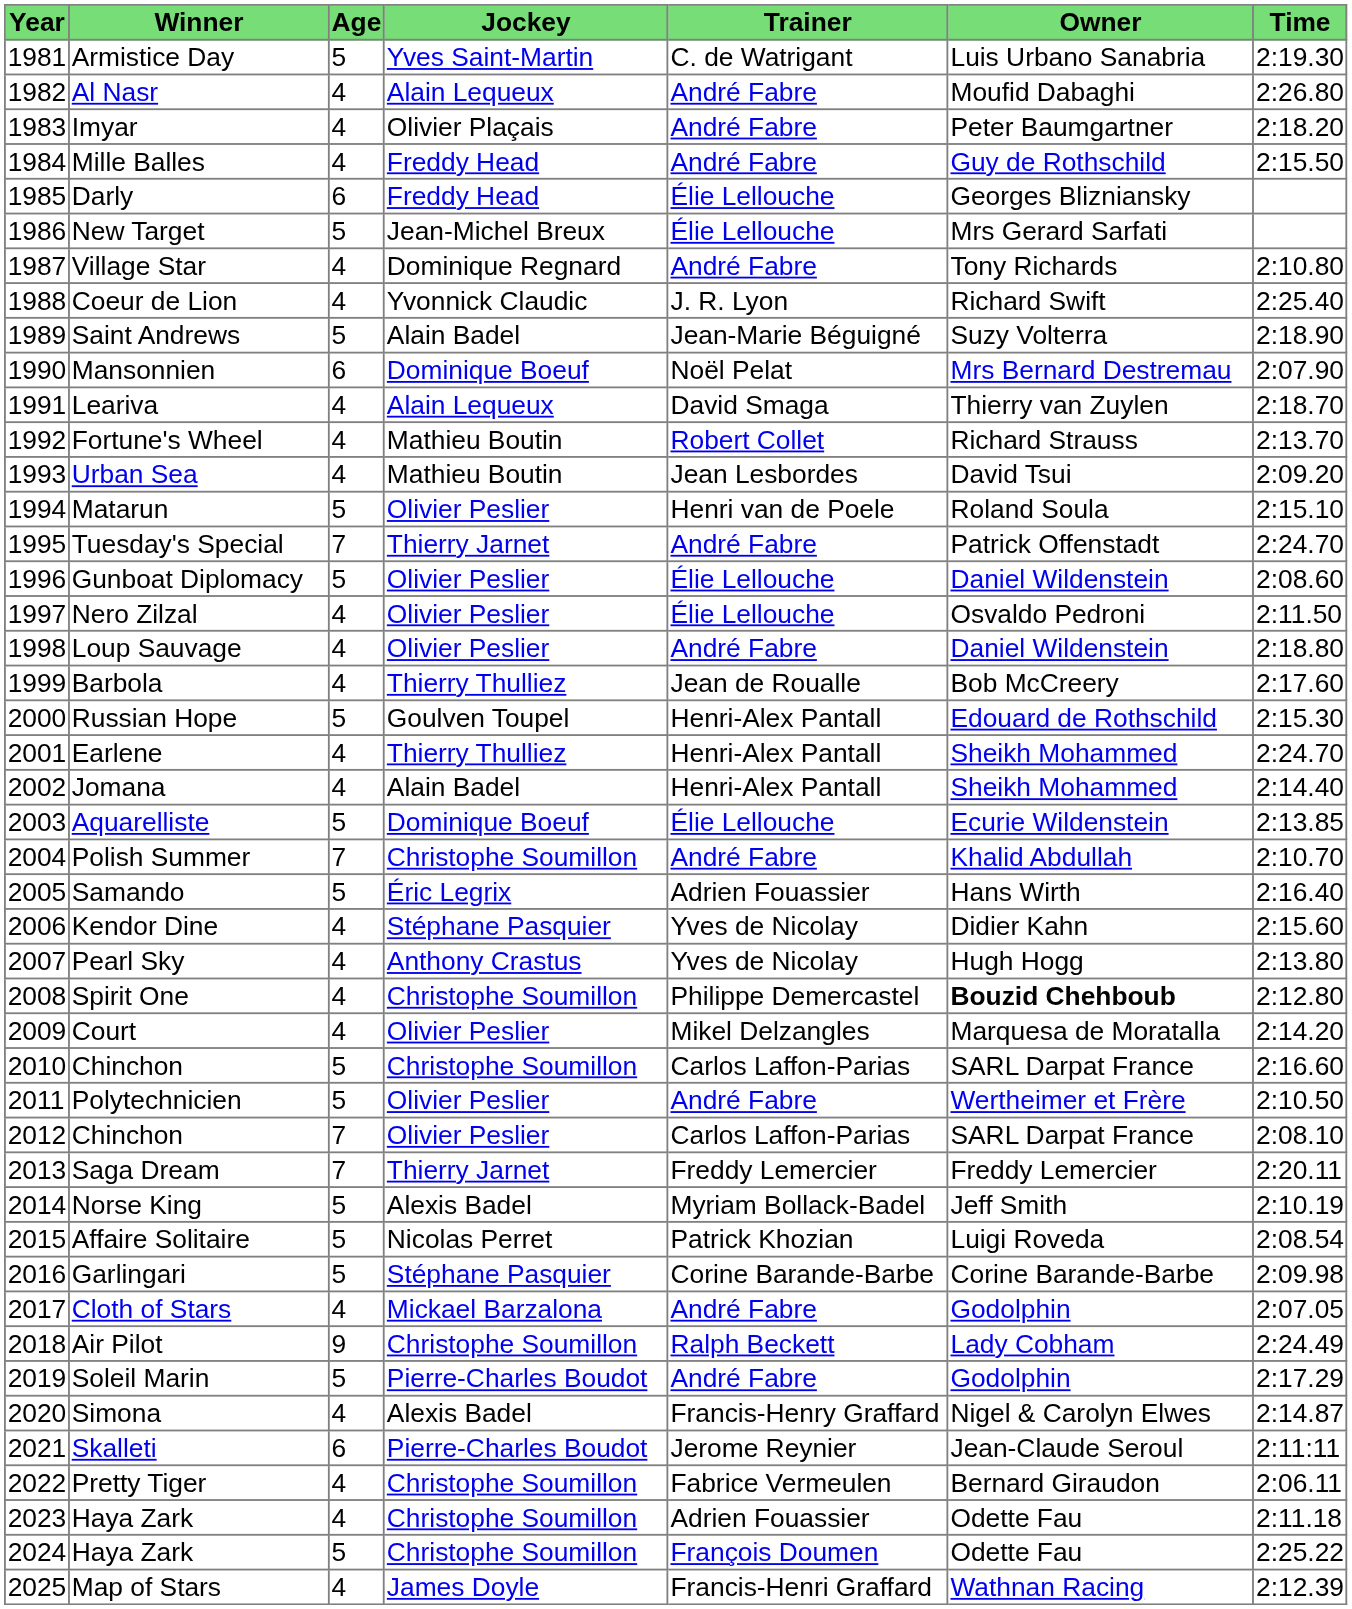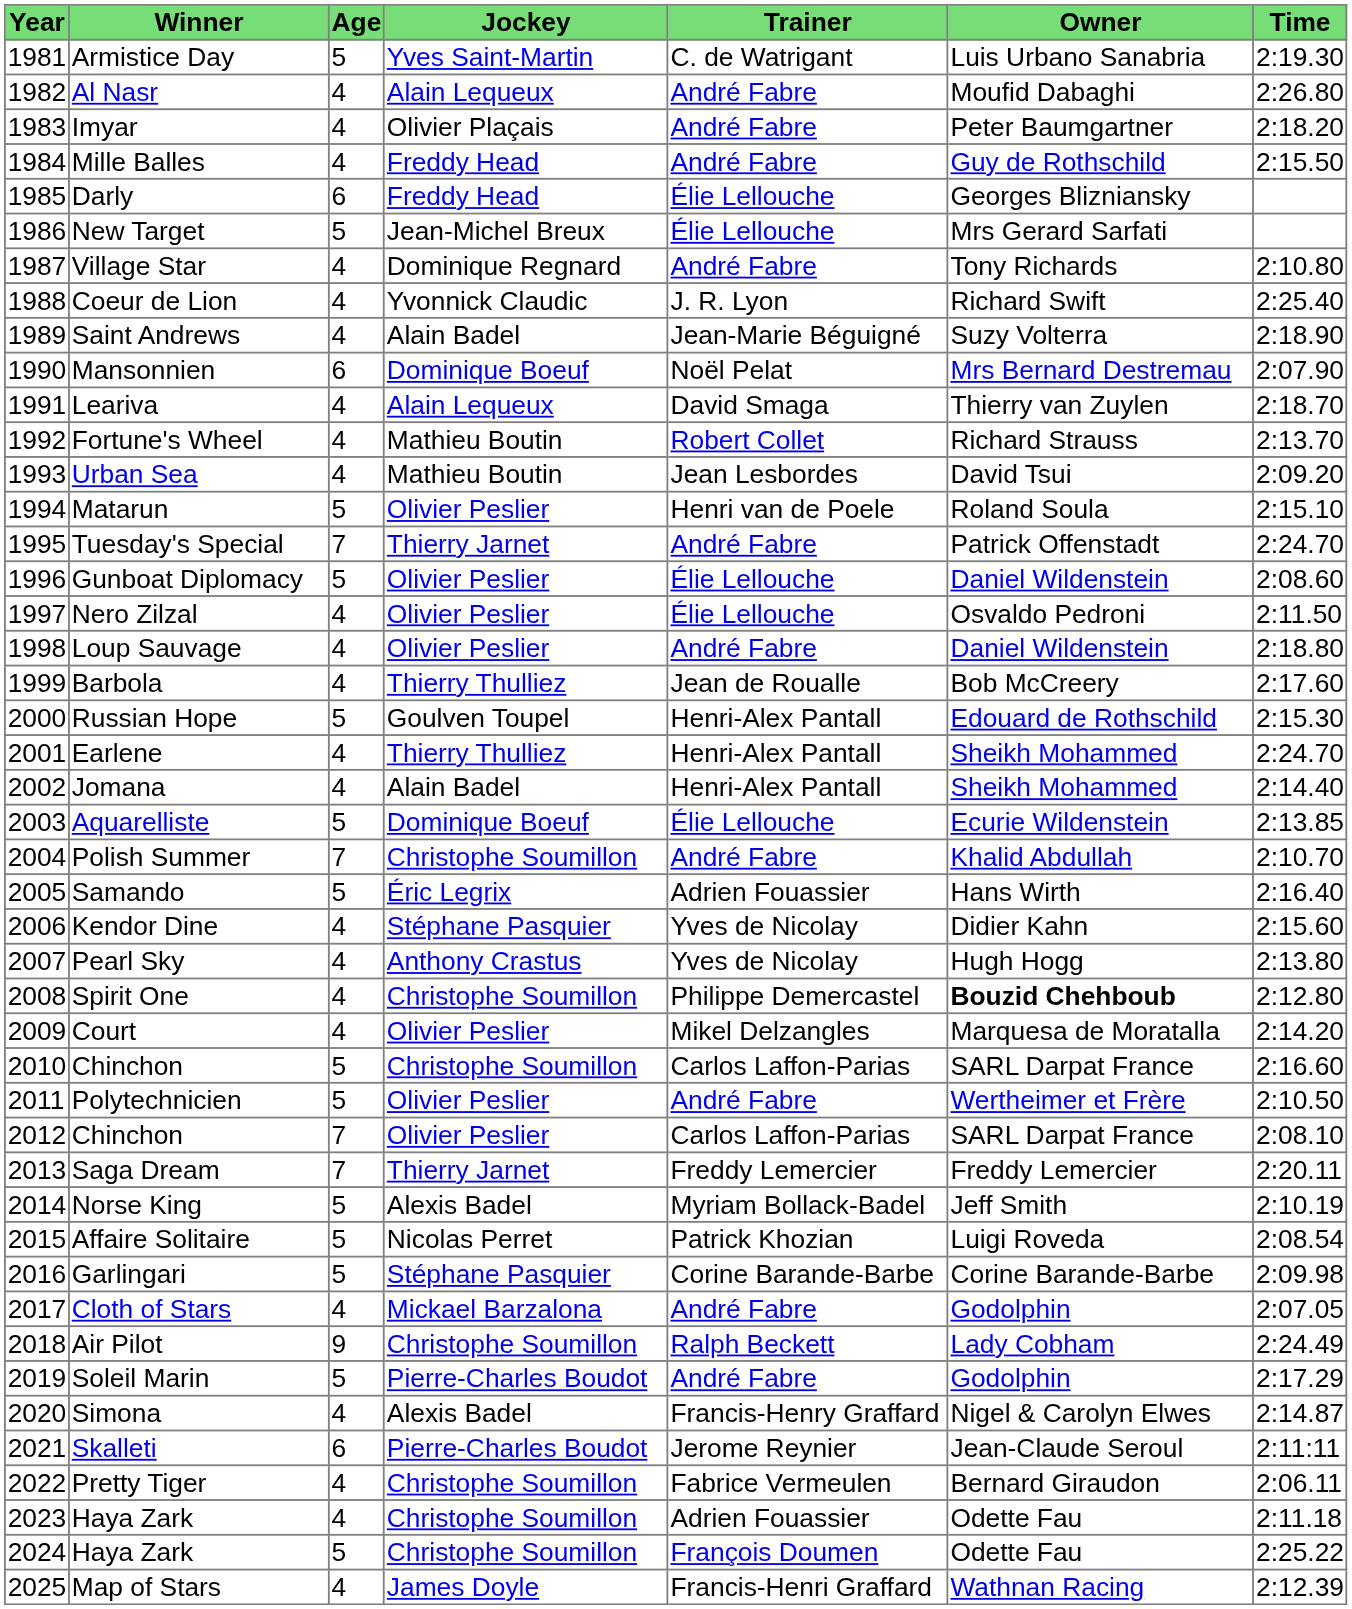(339, 335) 5 -> (339, 335) 4
